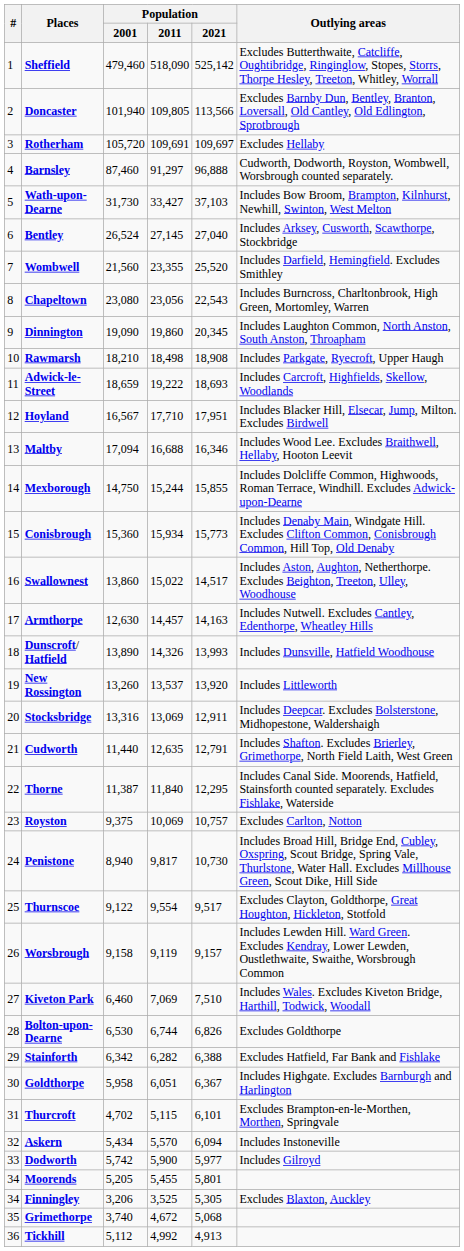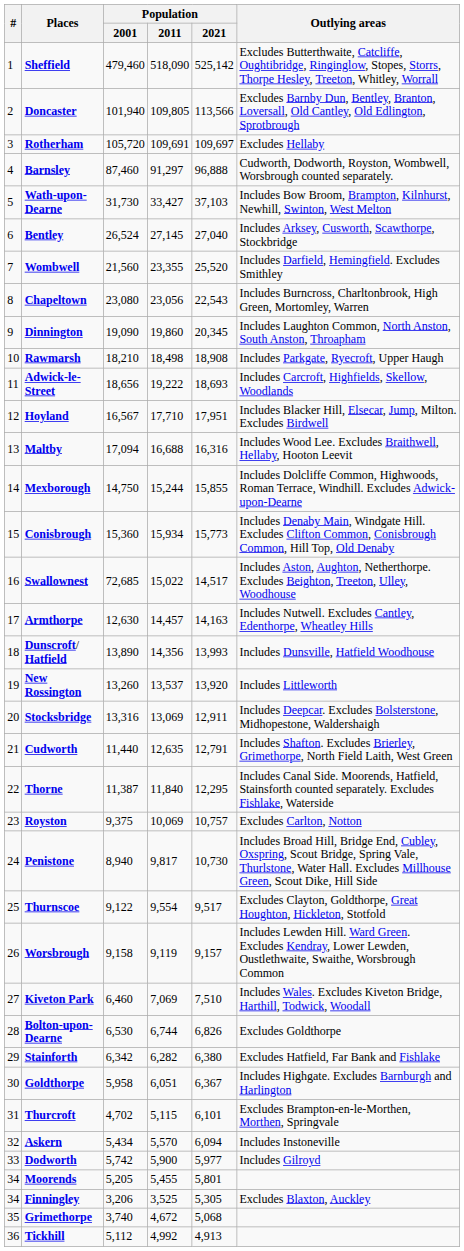(122, 384) 18,659 -> (122, 384) 18,656
(211, 449) 16,346 -> (211, 449) 16,316
(122, 580) 13,860 -> (122, 580) 72,685
(167, 652) 14,326 -> (167, 652) 14,356
(208, 1057) 6,388 -> (208, 1057) 6,380
